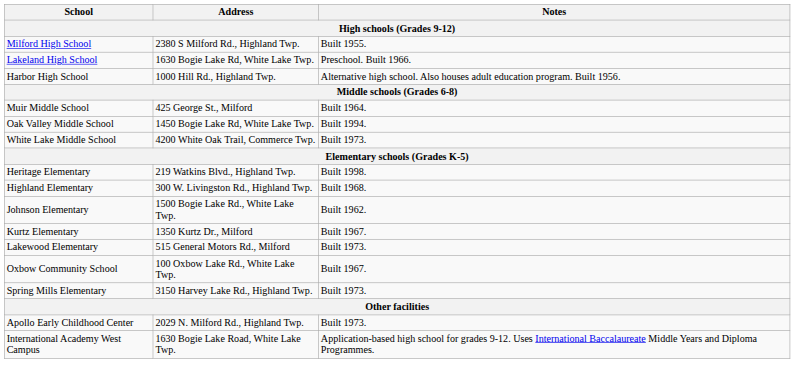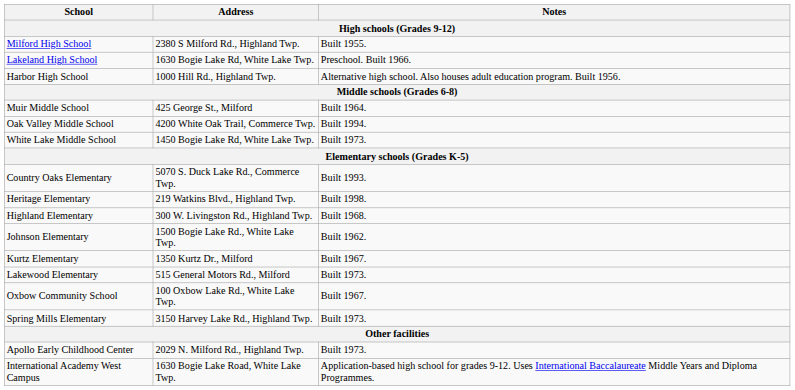(235, 124) 1450 Bogie Lake Rd, White Lake Twp. -> (235, 124) 4200 White Oak Trail, Commerce Twp.
(235, 140) 4200 White Oak Trail, Commerce Twp. -> (235, 140) 1450 Bogie Lake Rd, White Lake Twp.
+ row: (59, 178)
